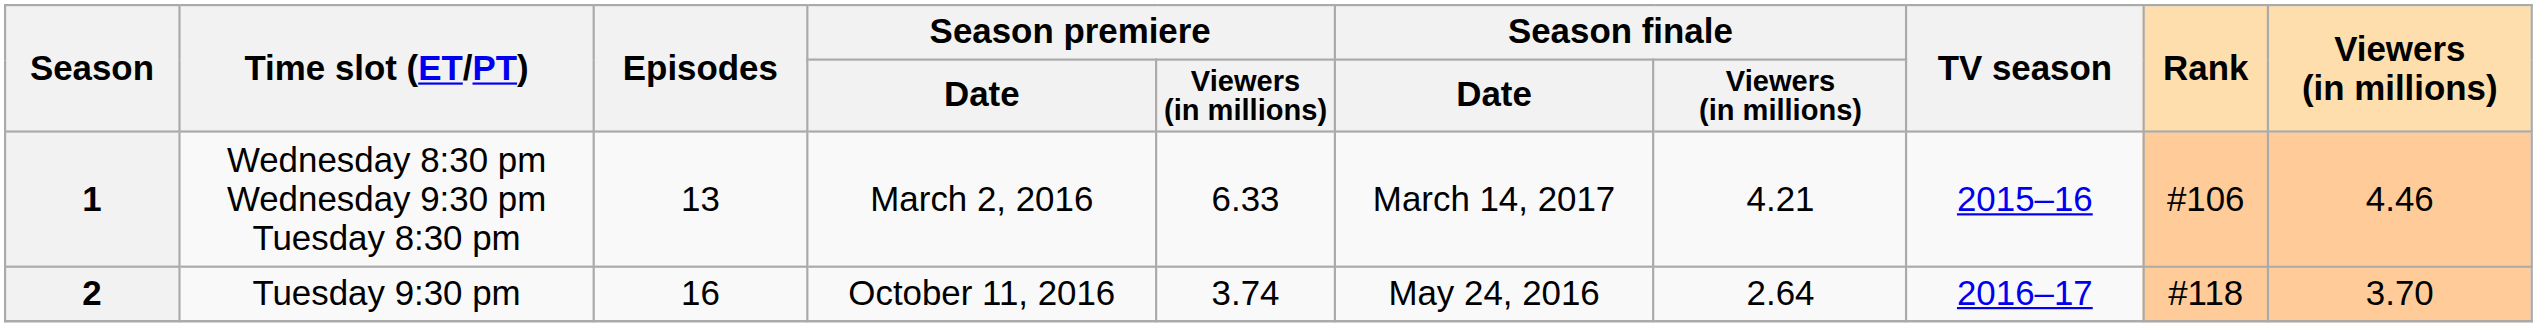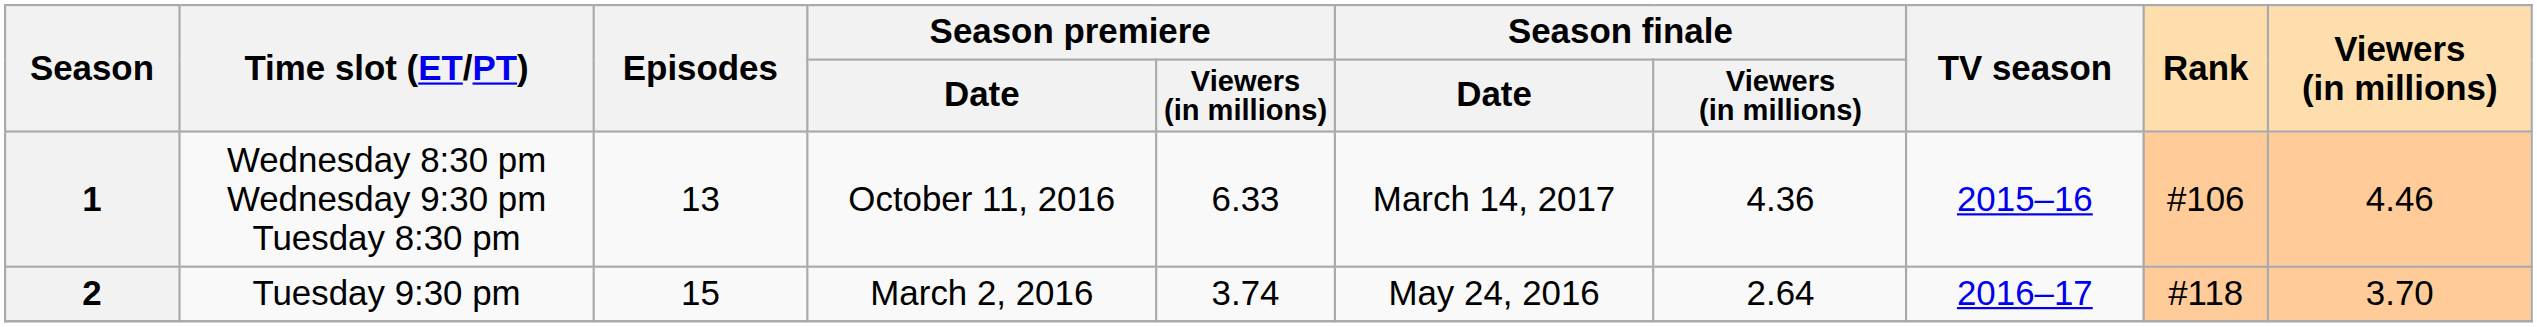(982, 198) March 2, 2016 -> (982, 198) October 11, 2016
(1781, 198) 4.21 -> (1781, 198) 4.36
(700, 293) 16 -> (700, 293) 15
(982, 293) October 11, 2016 -> (982, 293) March 2, 2016
